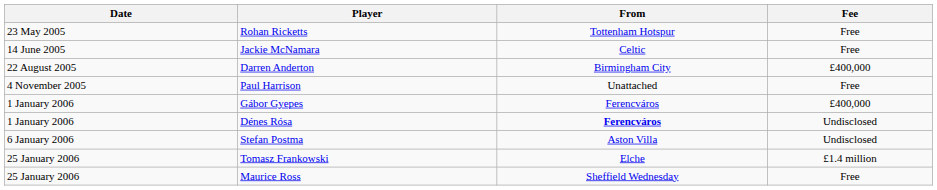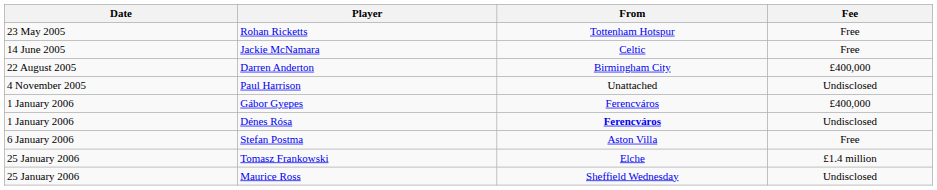(850, 85) Free -> (850, 85) Undisclosed
(850, 140) Undisclosed -> (850, 140) Free
(850, 176) Free -> (850, 176) Undisclosed
